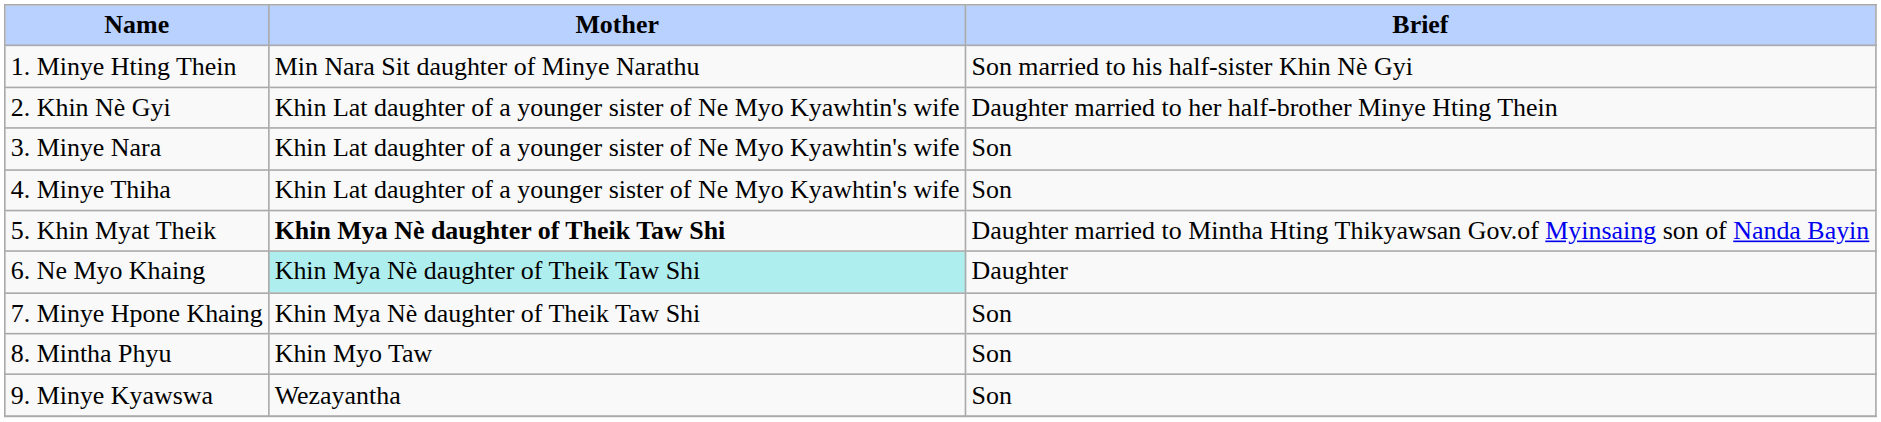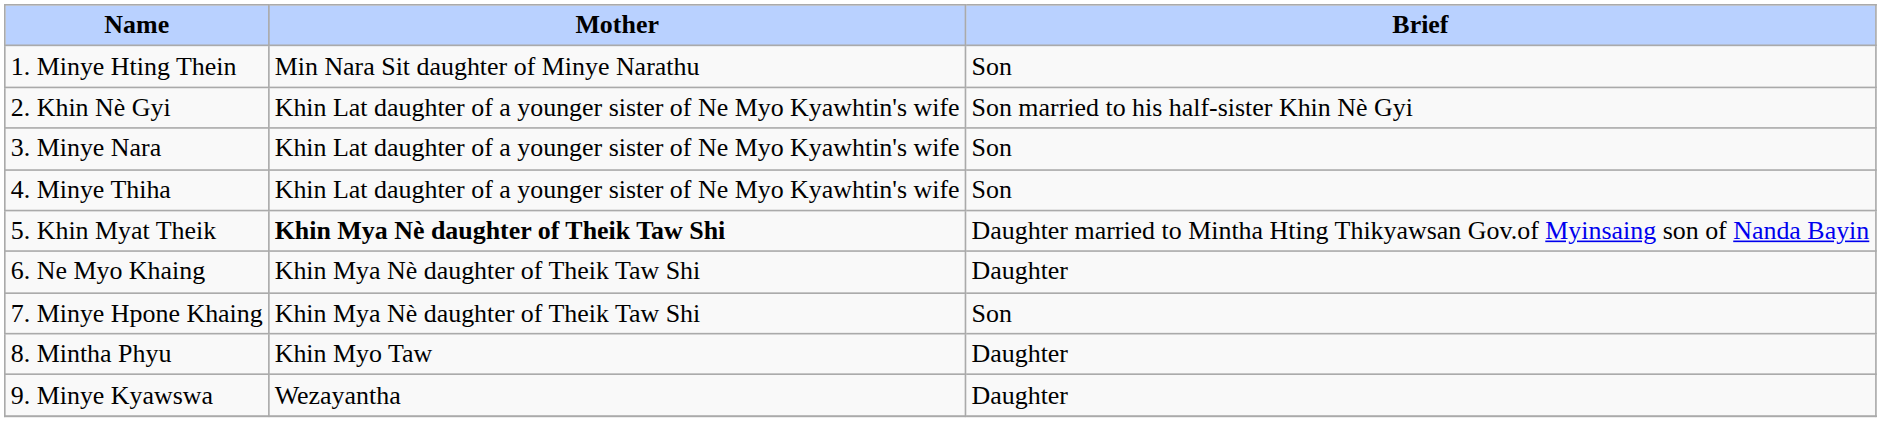(1192, 66) Son married to his half-sister Khin Nè Gyi -> (992, 66) Son
(1265, 107) Daughter married to her half-brother Minye Hting Thein -> (1192, 107) Son married to his half-sister Khin Nè Gyi
(487, 271) paleturquoise background -> (487, 271) no background
(992, 353) Son -> (1020, 353) Daughter
(992, 395) Son -> (1020, 395) Daughter
